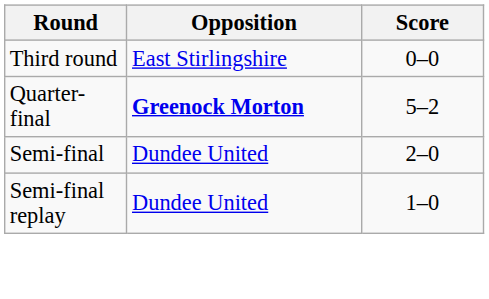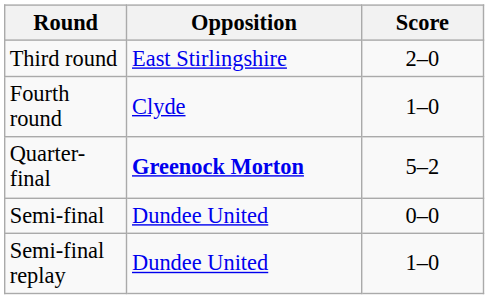(422, 58) 0–0 -> (422, 58) 2–0
+ row: (40, 106)
(422, 154) 2–0 -> (422, 215) 0–0
